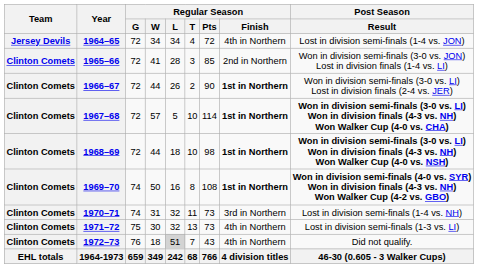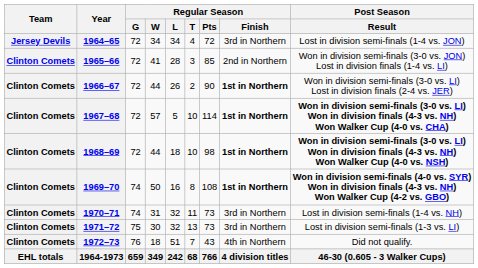(255, 41) 4th in Northern -> (255, 41) 3rd in Northern
(255, 227) 4th in Northern -> (255, 227) 3rd in Northern
(175, 242) lightgrey background -> (175, 242) no background
